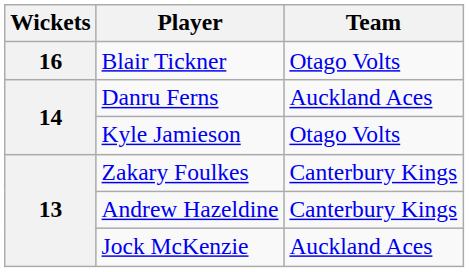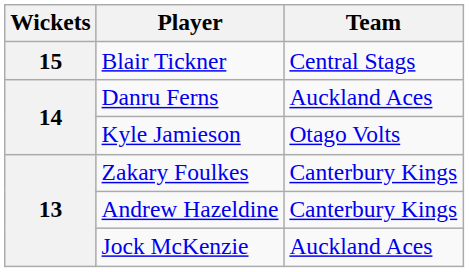(50, 60) 16 -> (50, 60) 15
(345, 60) Otago Volts -> (352, 60) Central Stags
